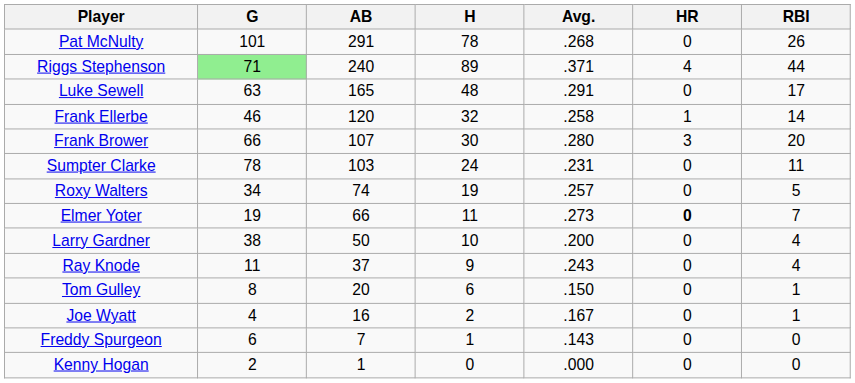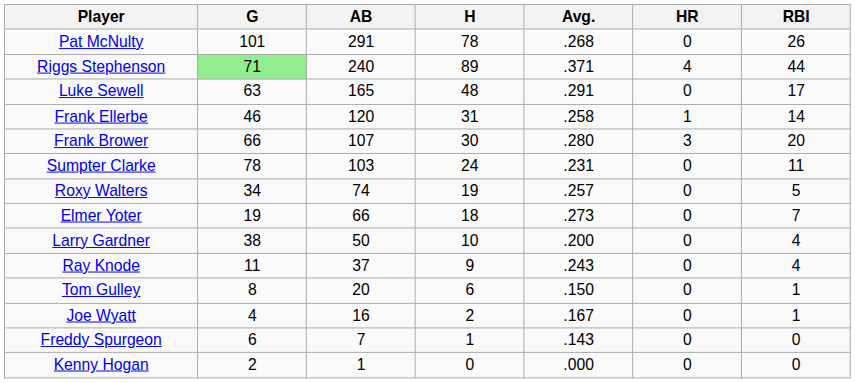(470, 116) 32 -> (470, 116) 31
(470, 215) 11 -> (470, 215) 18
(687, 215) bold -> (687, 215) normal
